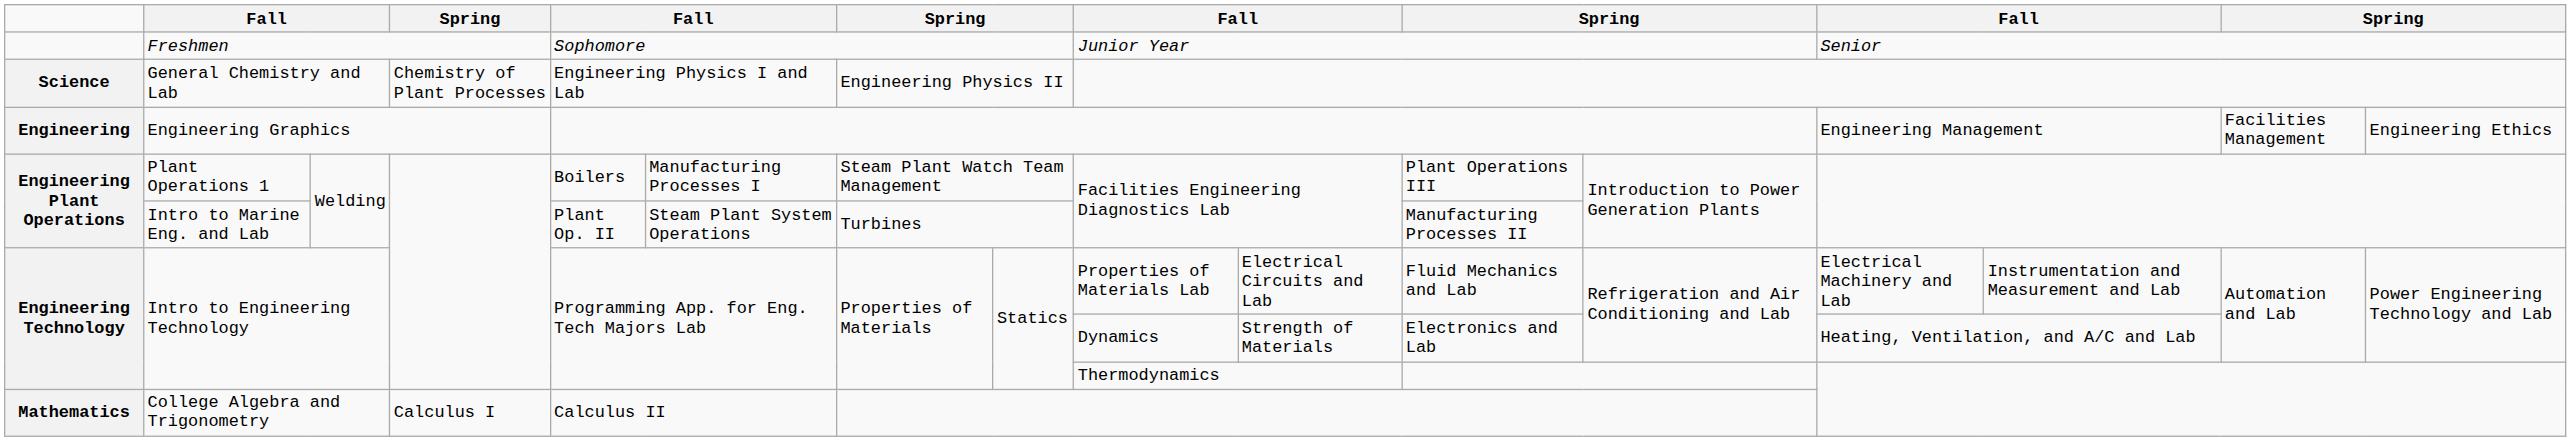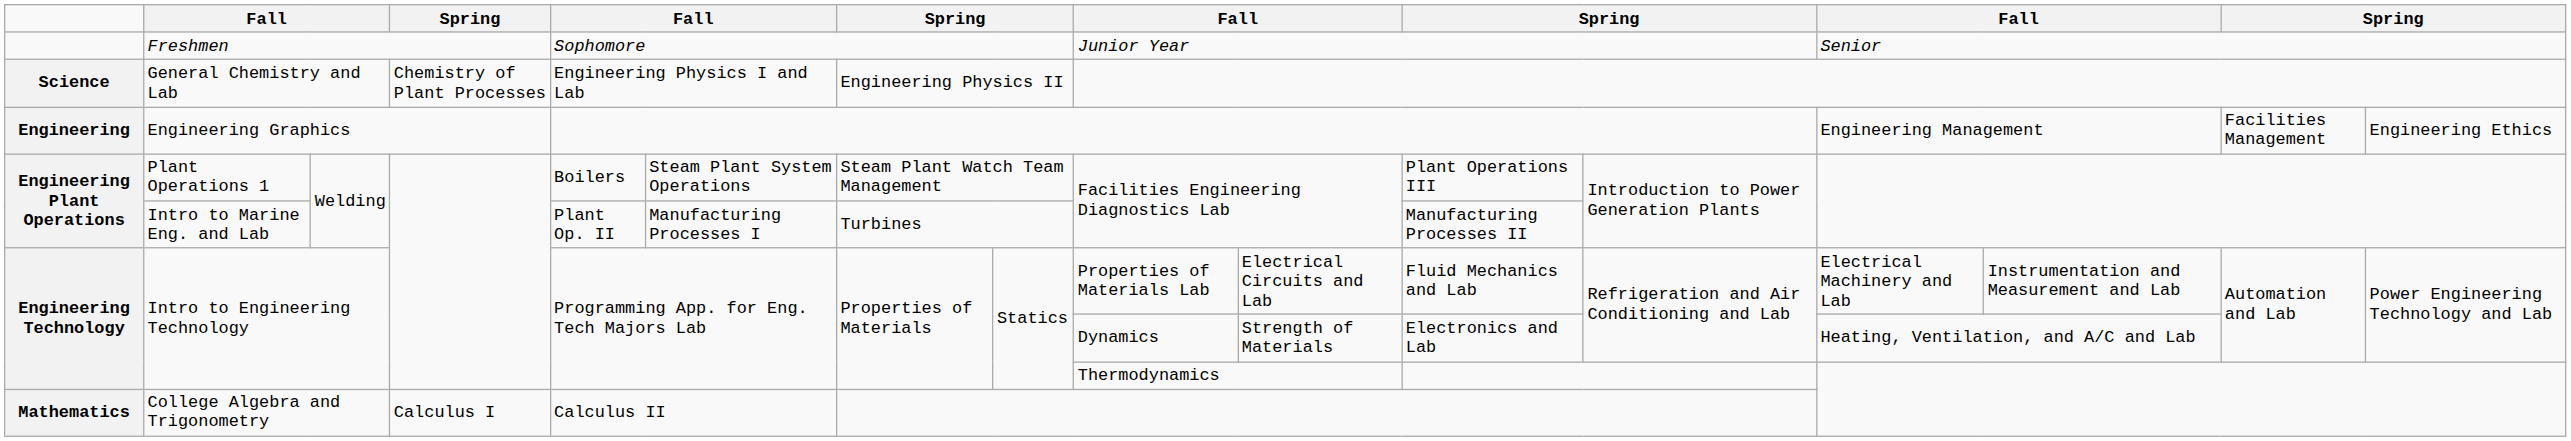(715, 177) Manufacturing Processes I -> (740, 177) Steam Plant System Operations
(740, 224) Steam Plant System Operations -> (715, 224) Manufacturing Processes I
